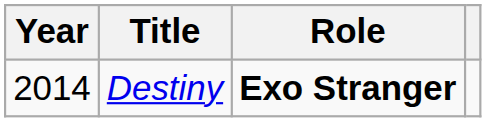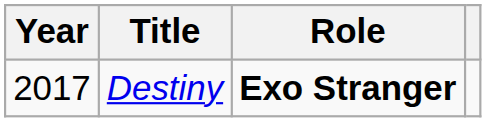(52, 87) 2014 -> (52, 87) 2017
